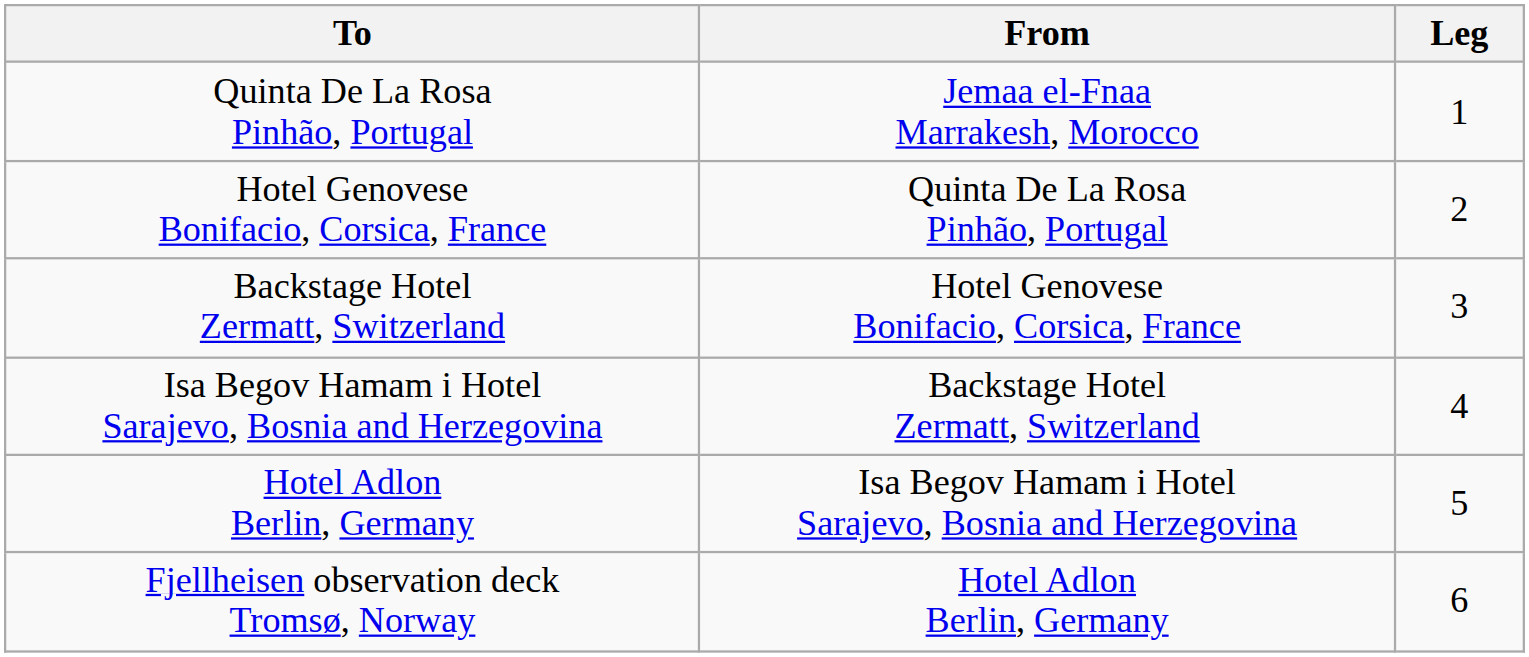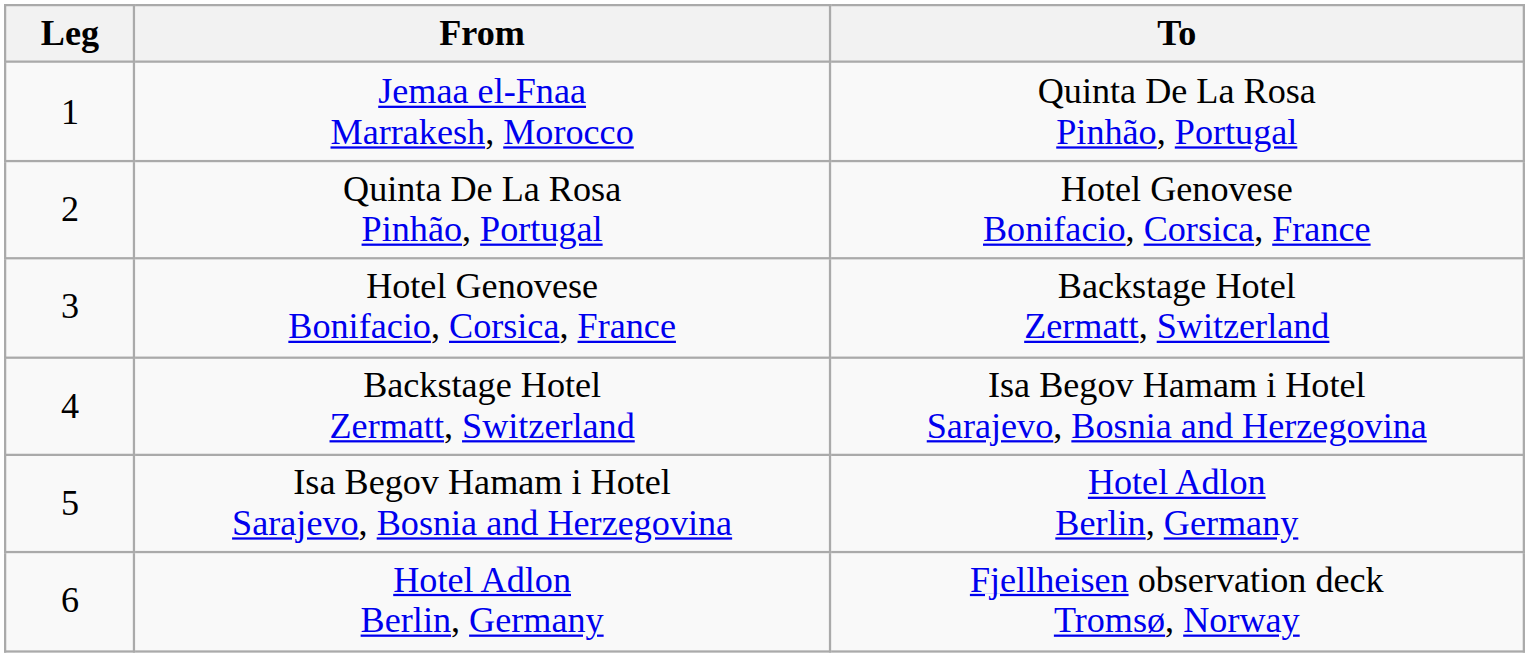columns swapped: (1459, 33) <-> (352, 33)
